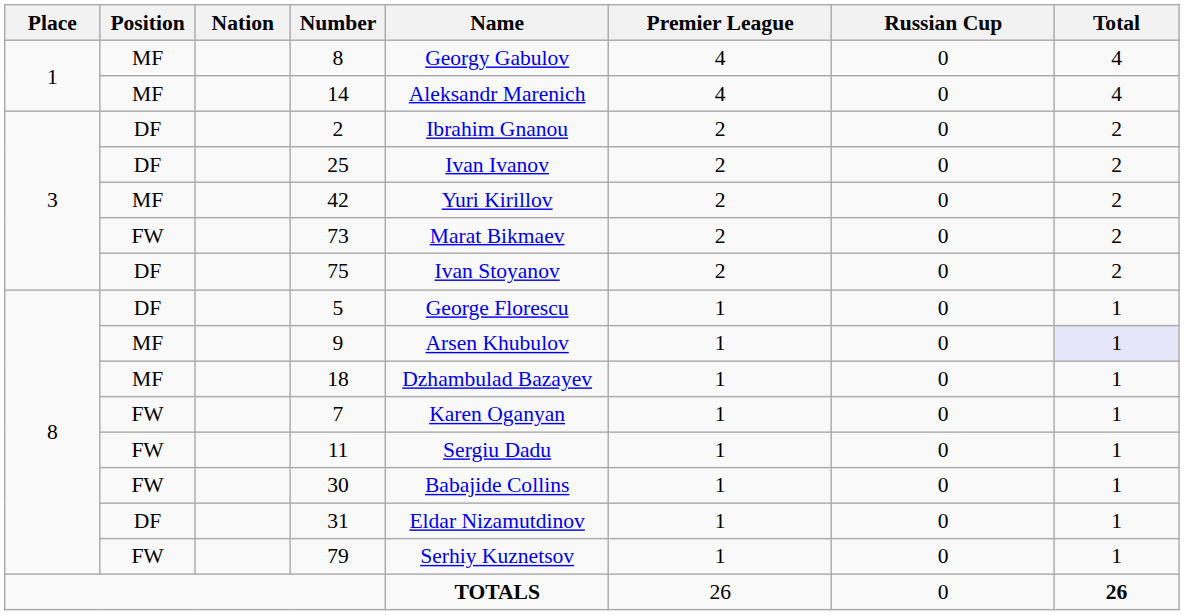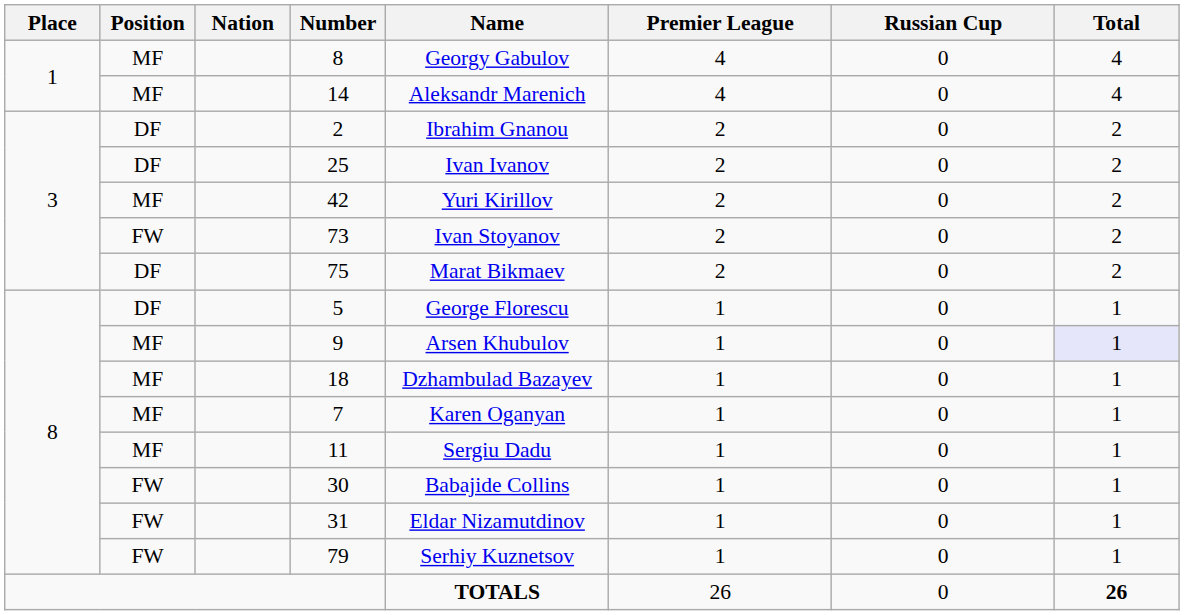(497, 236) Marat Bikmaev -> (497, 236) Ivan Stoyanov
(497, 271) Ivan Stoyanov -> (497, 271) Marat Bikmaev
(148, 413) FW -> (148, 413) MF
(148, 449) FW -> (148, 449) MF
(148, 520) DF -> (148, 520) FW
